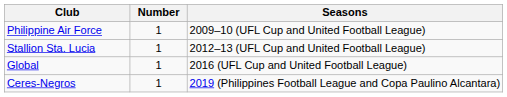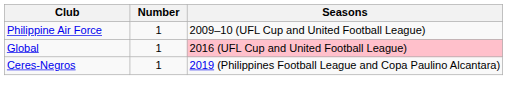- row: (51, 48)
(298, 65) no background -> (298, 48) pink background
